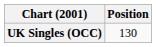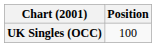(128, 33) 130 -> (128, 33) 100
